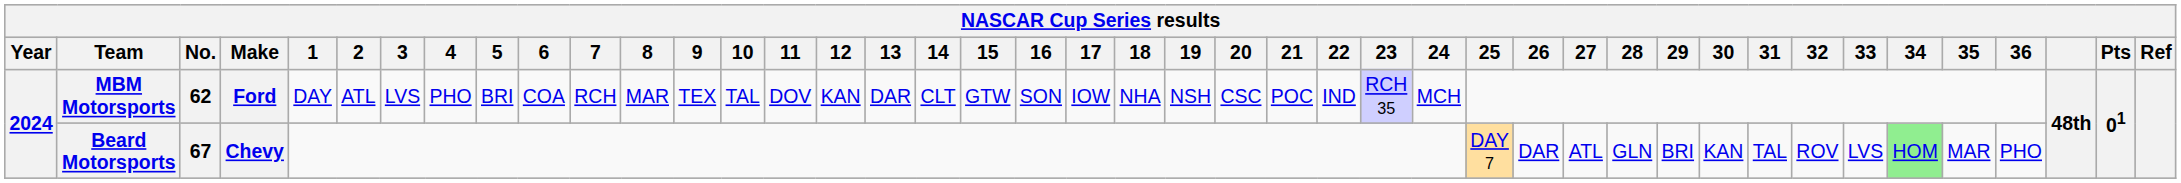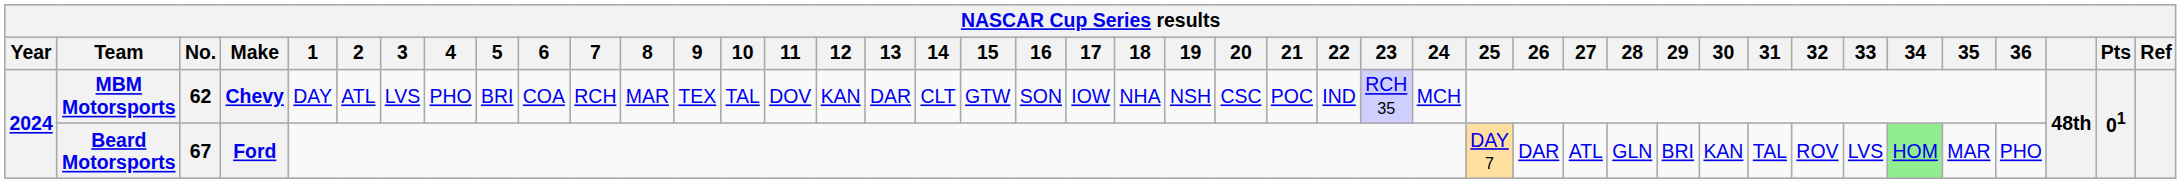(255, 96) Ford -> (255, 96) Chevy
(255, 151) Chevy -> (255, 151) Ford
